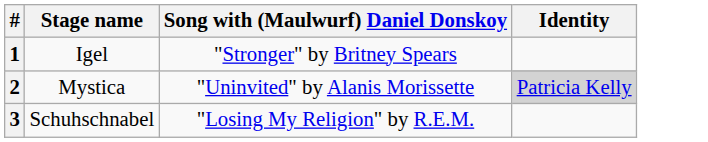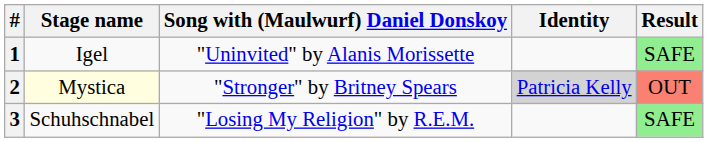+ column: (669, 20)
(335, 53) "Stronger" by Britney Spears -> (335, 53) "Uninvited" by Alanis Morissette
(92, 86) no background -> (92, 86) lightyellow background
(335, 86) "Uninvited" by Alanis Morissette -> (335, 86) "Stronger" by Britney Spears
